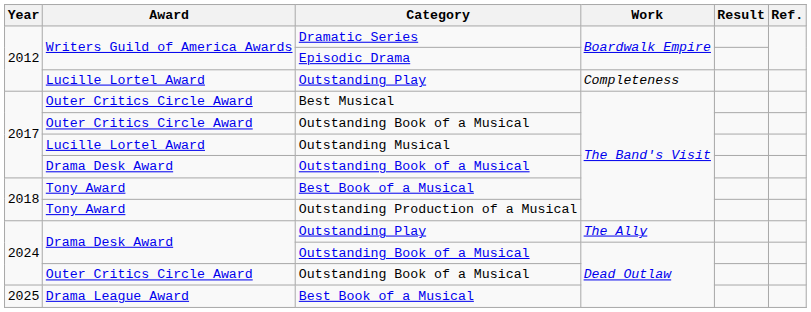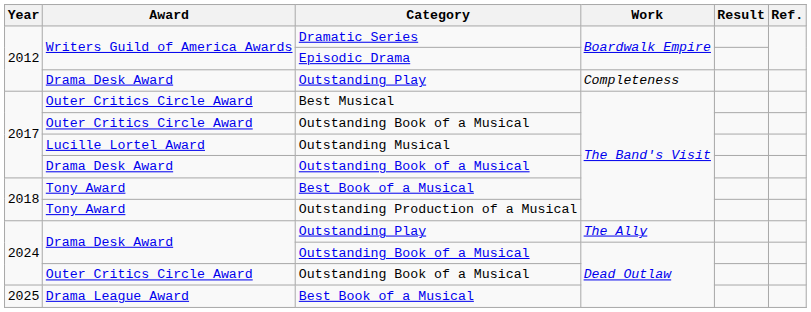(125, 80) Lucille Lortel Award -> (109, 80) Drama Desk Award
